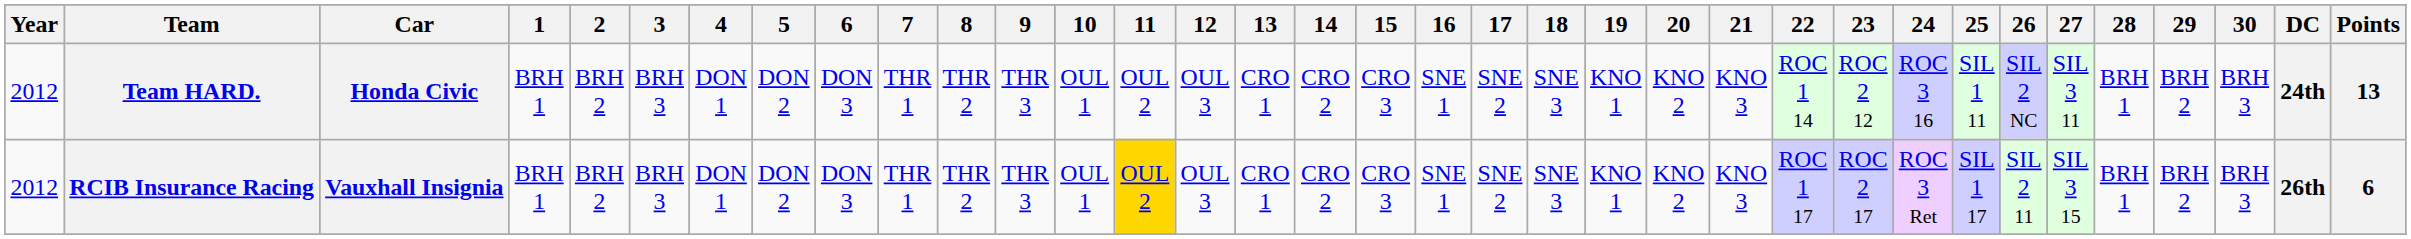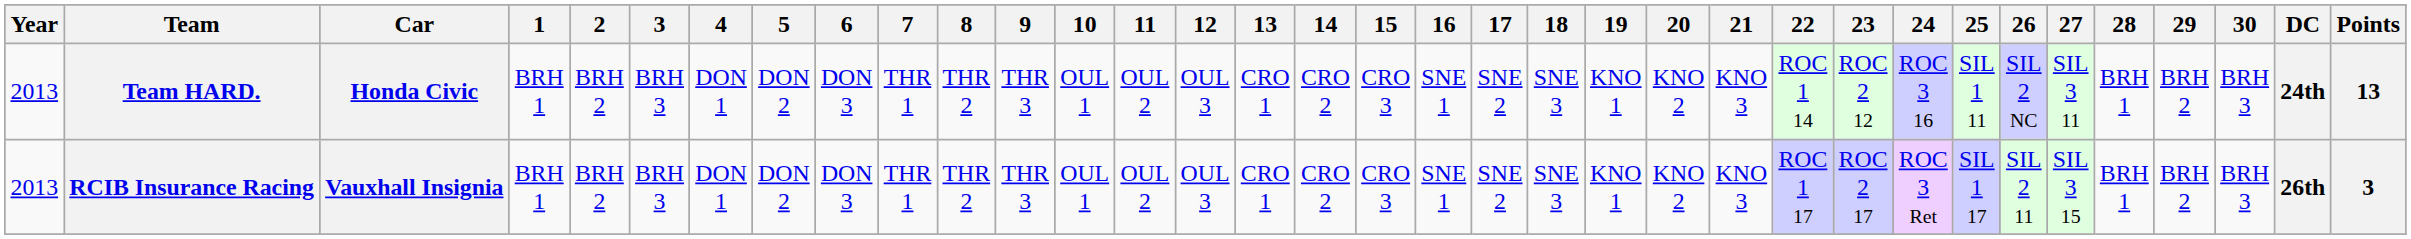(34, 90) 2012 -> (34, 90) 2013
(34, 186) 2012 -> (34, 186) 2013
(1145, 186) gold background -> (1145, 186) no background
(2368, 186) 6 -> (2368, 186) 3
